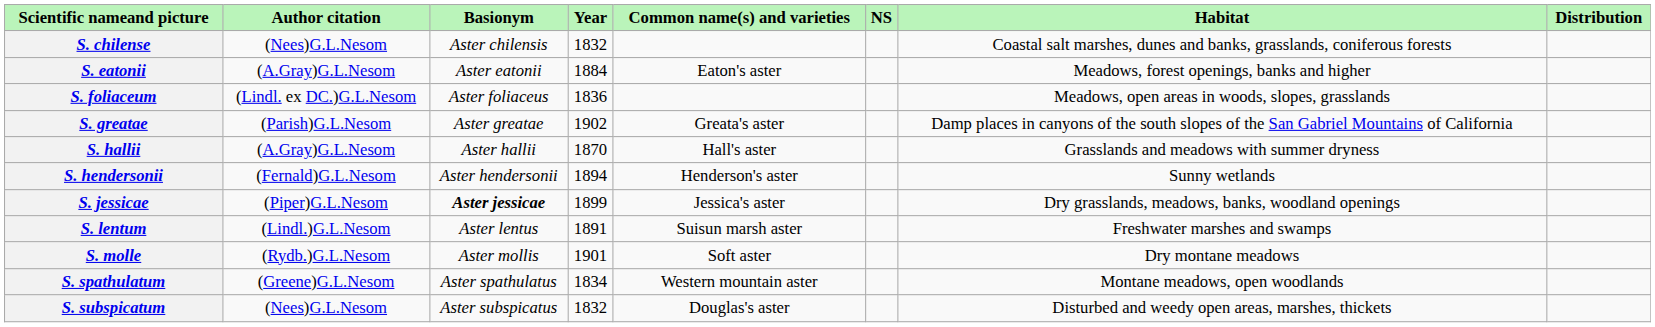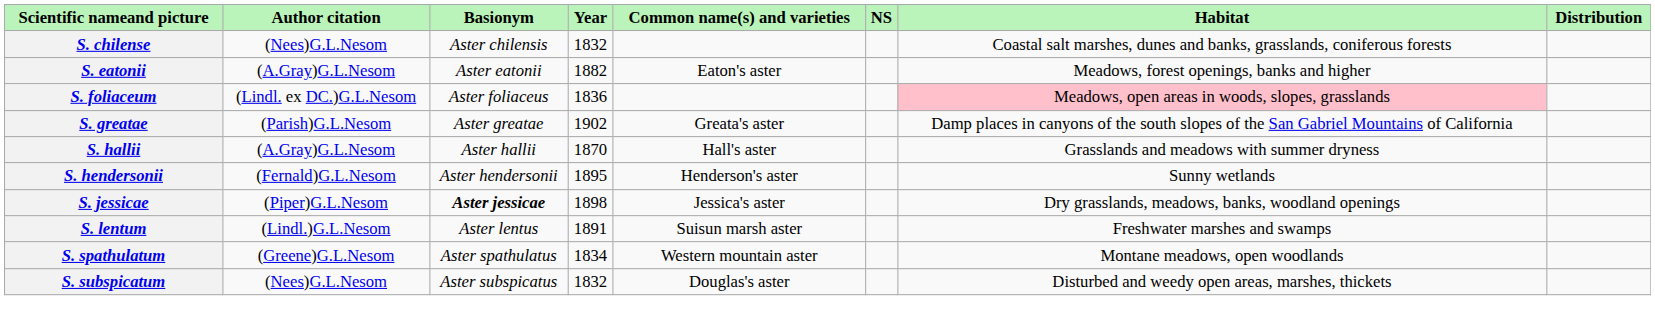(590, 70) 1884 -> (590, 70) 1882
(1222, 96) no background -> (1222, 96) pink background
(590, 176) 1894 -> (590, 176) 1895
(590, 202) 1899 -> (590, 202) 1898
- row: (114, 255)
